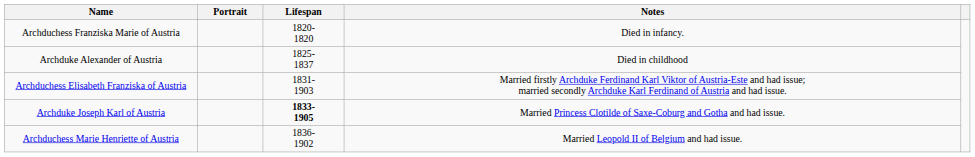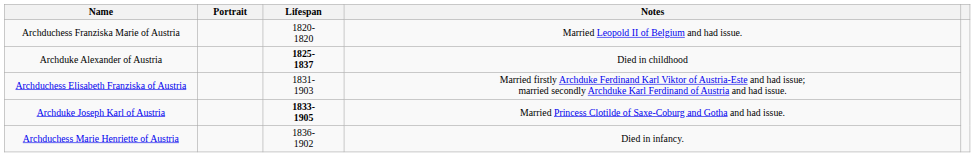(653, 33) Died in infancy. -> (653, 33) Married Leopold II of Belgium and had issue.
(304, 59) normal -> (304, 59) bold
(653, 139) Married Leopold II of Belgium and had issue. -> (653, 139) Died in infancy.
